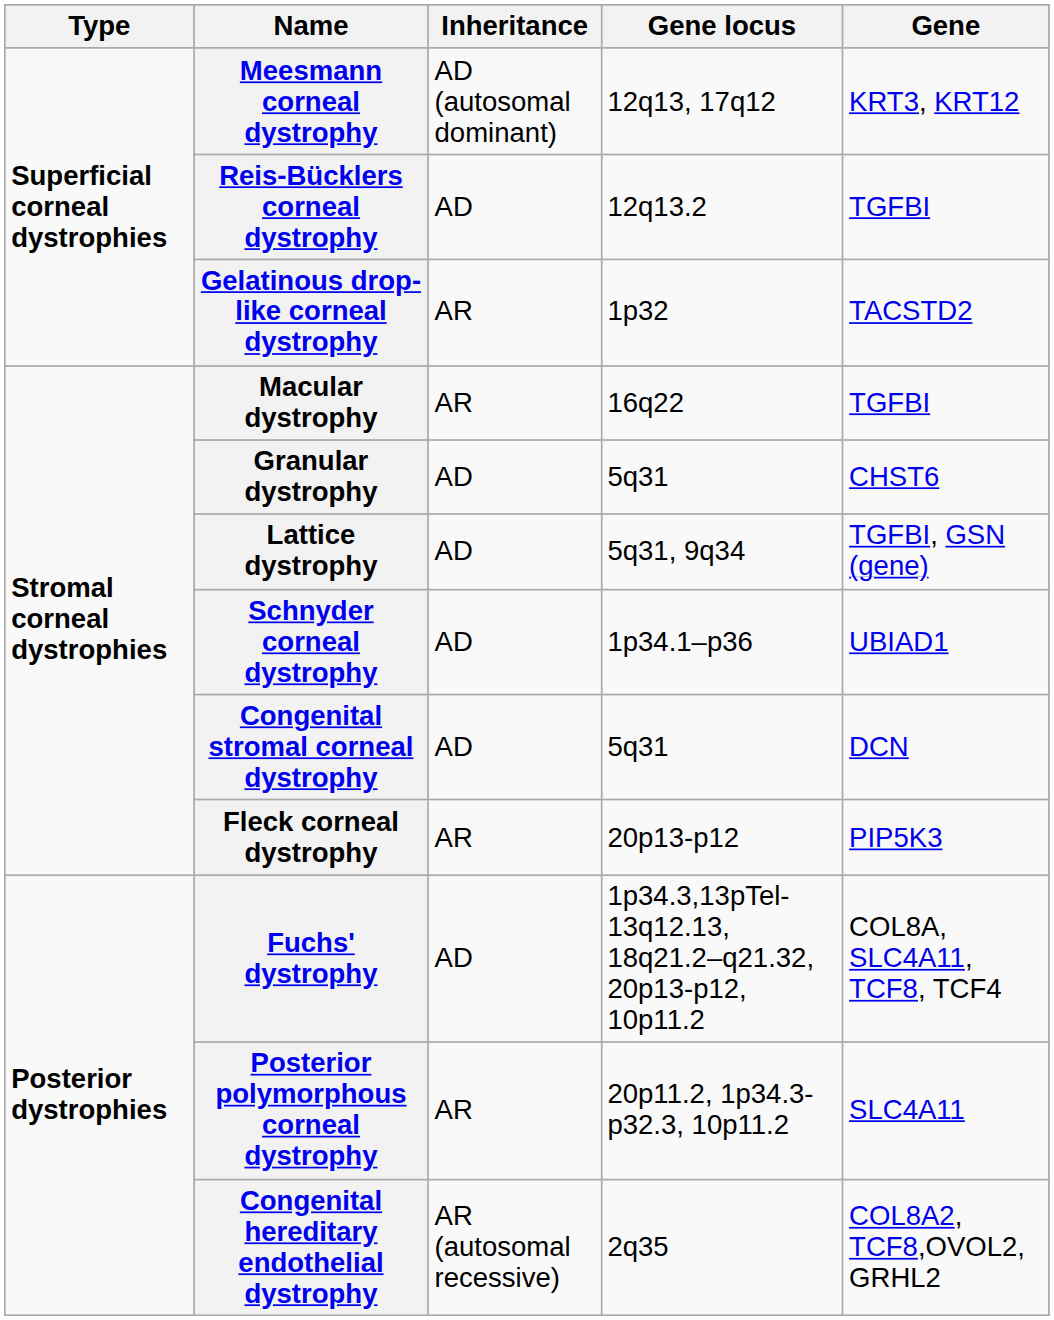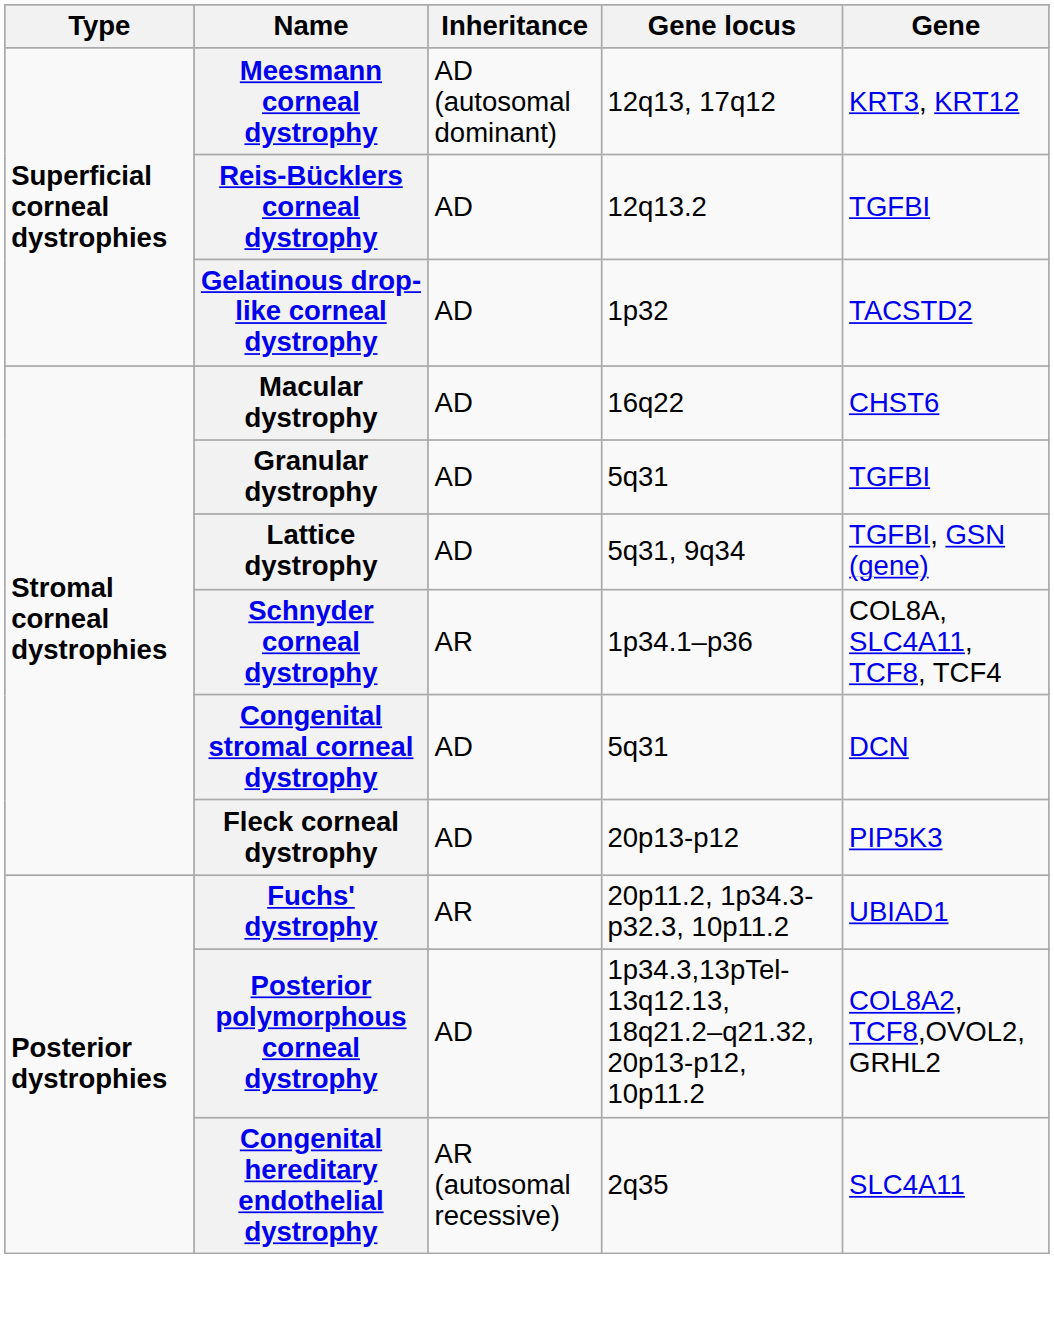(454, 312) AR -> (454, 312) AD
(454, 402) AR -> (454, 402) AD
(890, 402) TGFBI -> (894, 402) CHST6
(894, 476) CHST6 -> (890, 476) TGFBI
(454, 641) AD -> (454, 641) AR
(899, 641) UBIAD1 -> (925, 641) COL8A, SLC4A11, TCF8, TCF4
(454, 837) AR -> (454, 837) AD
(454, 958) AD -> (454, 911) AR
(711, 958) 1p34.3,13pTel-13q12.13, 18q21.2–q21.32, 20p13-p12, 10p11.2 -> (710, 911) 20p11.2, 1p34.3-p32.3, 10p11.2
(925, 958) COL8A, SLC4A11, TCF8, TCF4 -> (899, 911) UBIAD1
(454, 1110) AR -> (454, 1032) AD
(710, 1110) 20p11.2, 1p34.3-p32.3, 10p11.2 -> (711, 1032) 1p34.3,13pTel-13q12.13, 18q21.2–q21.32, 20p13-p12, 10p11.2
(907, 1110) SLC4A11 -> (937, 1032) COL8A2, TCF8,OVOL2, GRHL2
(937, 1246) COL8A2, TCF8,OVOL2, GRHL2 -> (907, 1184) SLC4A11
